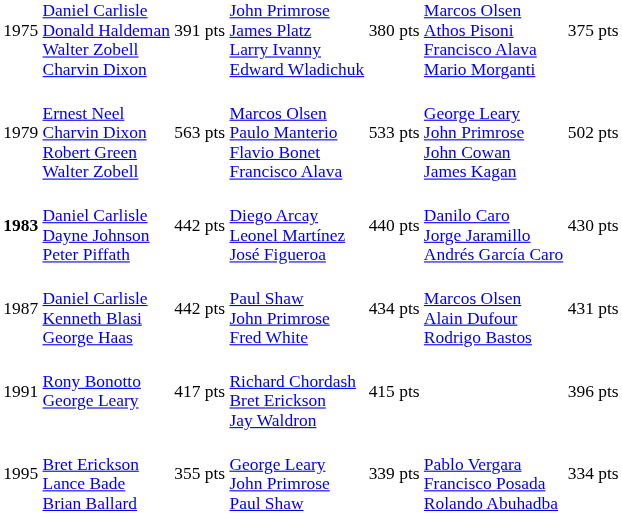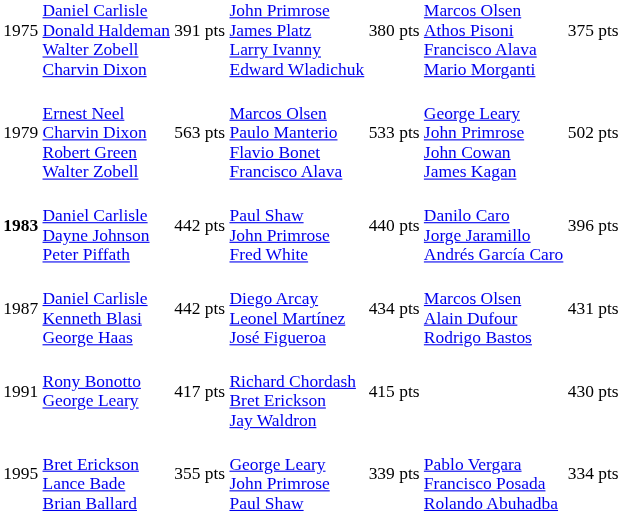(287, 235) Diego Arcay Leonel Martínez José Figueroa -> (280, 235) Paul Shaw John Primrose Fred White
(593, 225) 430 pts -> (593, 225) 396 pts
(280, 318) Paul Shaw John Primrose Fred White -> (287, 318) Diego Arcay Leonel Martínez José Figueroa
(593, 391) 396 pts -> (593, 391) 430 pts
